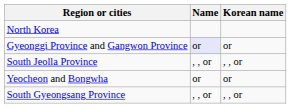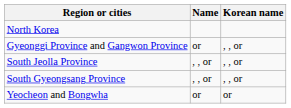(197, 45) lavender background -> (197, 45) no background
(227, 45) or -> (233, 45) , , or
rows swapped: (66, 95) <-> (57, 78)
